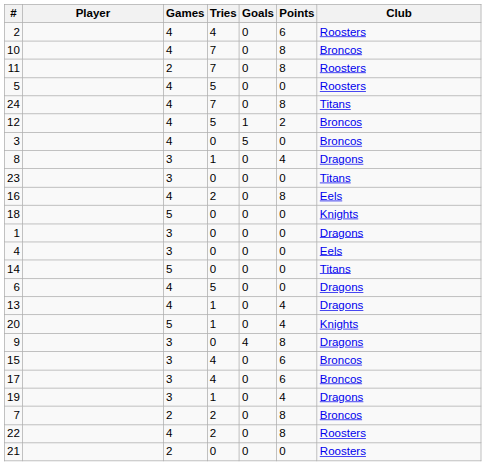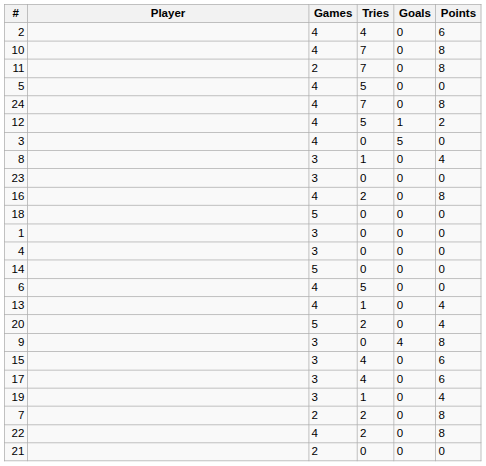- column: (399, 13)
(213, 324) 1 -> (363, 324) 2
